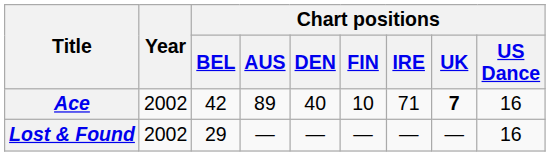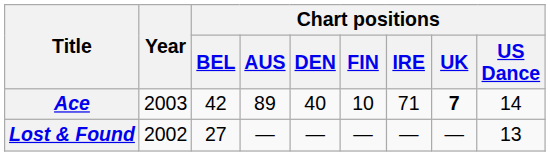(166, 103) 2002 -> (166, 103) 2003
(511, 103) 16 -> (511, 103) 14
(216, 134) 29 -> (216, 134) 27
(511, 134) 16 -> (511, 134) 13
